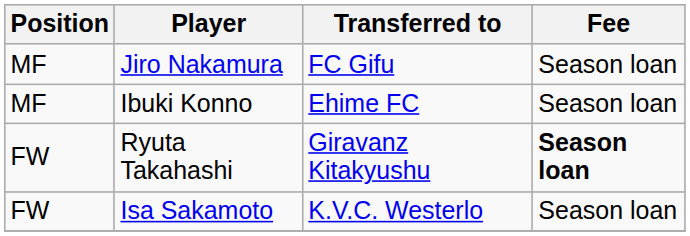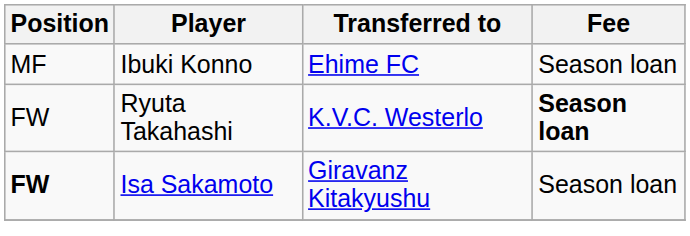- row: (202, 63)
(369, 157) Giravanz Kitakyushu -> (395, 117) K.V.C. Westerlo
(30, 210) normal -> (30, 185) bold
(396, 210) K.V.C. Westerlo -> (369, 185) Giravanz Kitakyushu
